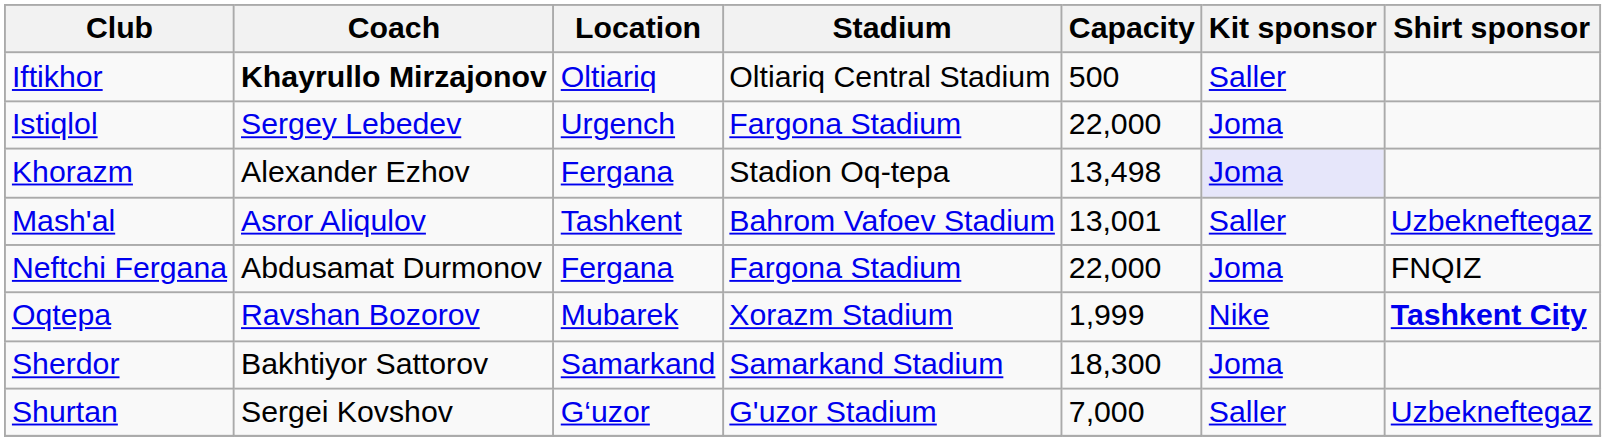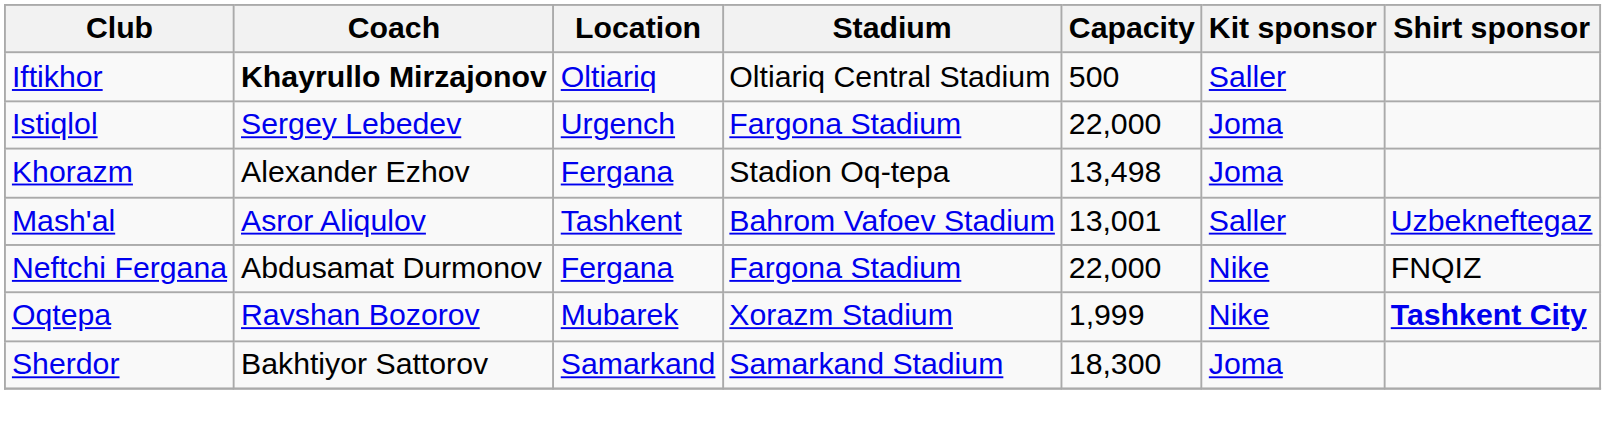(1246, 172) lavender background -> (1246, 172) no background
(1246, 268) Joma -> (1239, 268) Nike
- row: (65, 412)
